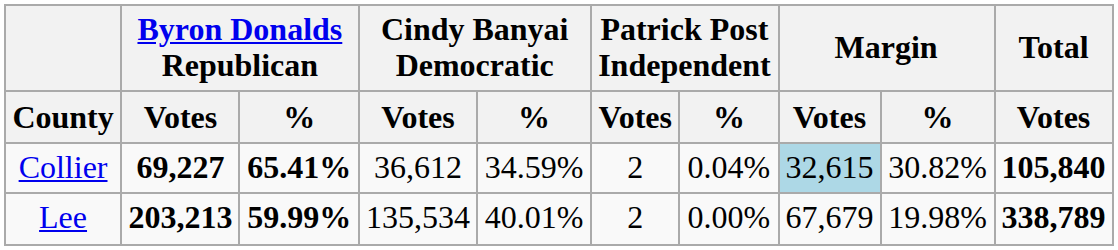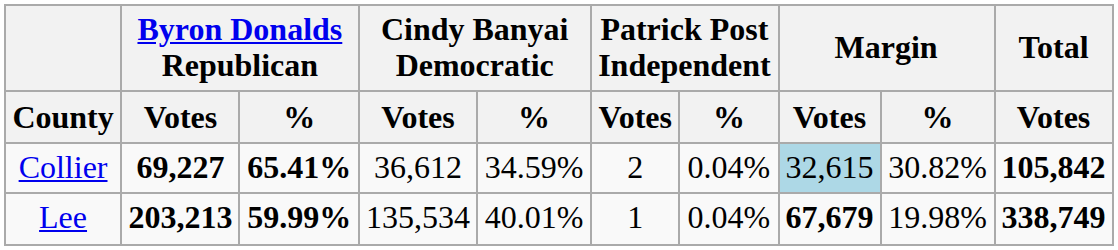(1054, 167) 105,840 -> (1054, 167) 105,842
(635, 218) 2 -> (635, 218) 1
(729, 218) 0.00% -> (729, 218) 0.04%
(829, 218) normal -> (829, 218) bold
(1054, 218) 338,789 -> (1054, 218) 338,749
